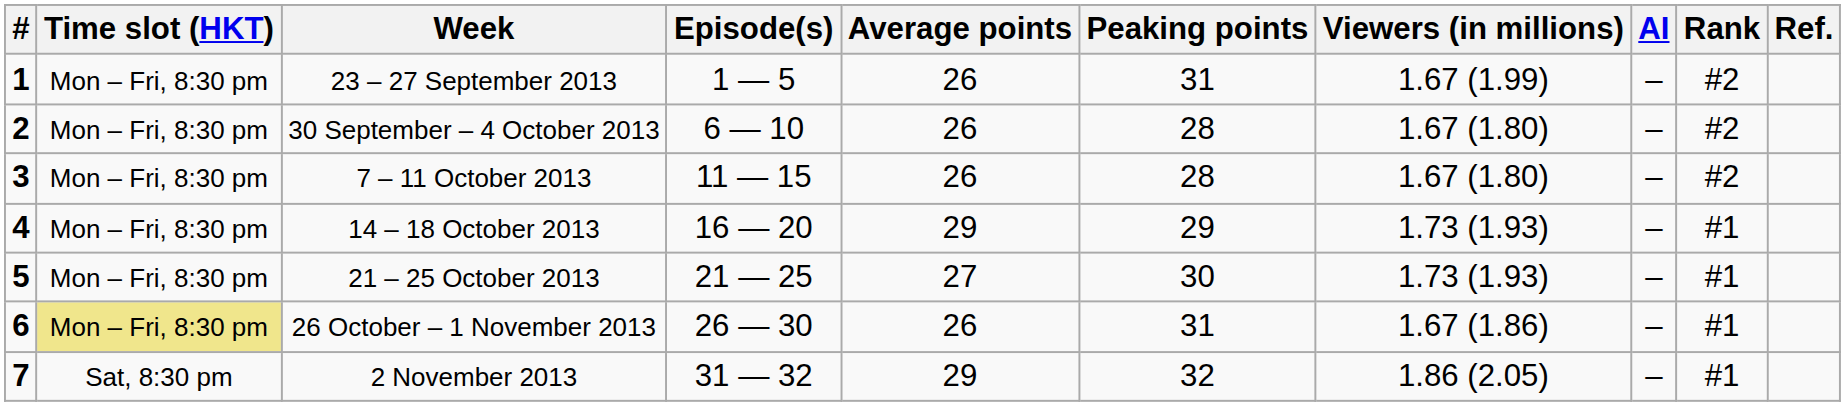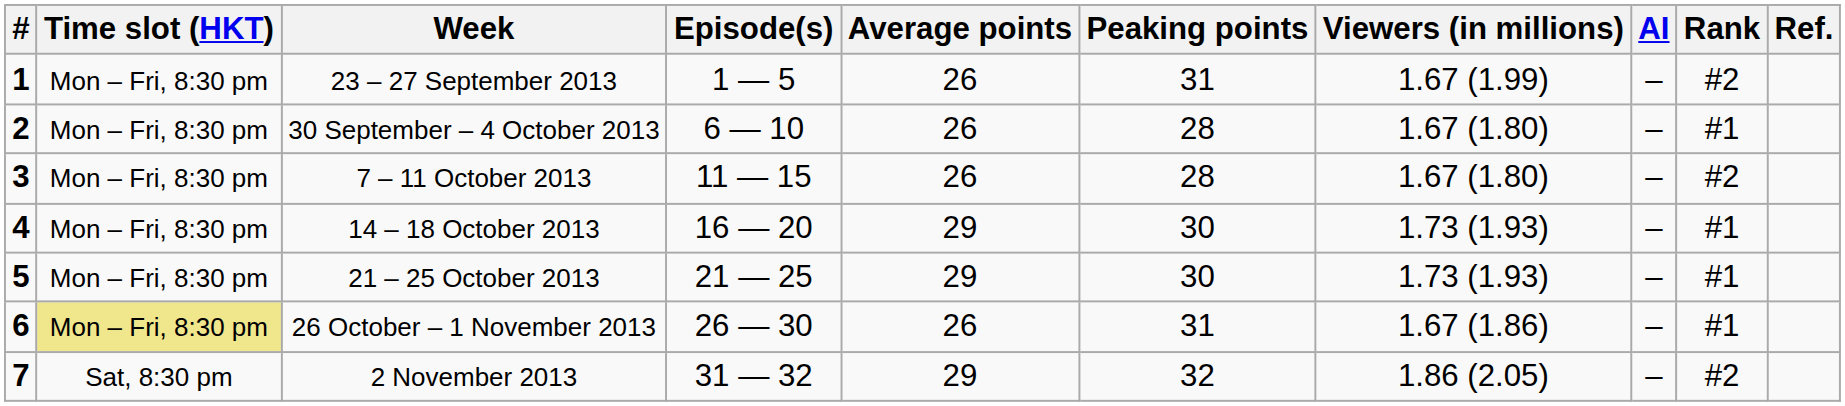(1722, 128) #2 -> (1722, 128) #1
(1197, 227) 29 -> (1197, 227) 30
(960, 276) 27 -> (960, 276) 29
(1722, 375) #1 -> (1722, 375) #2
